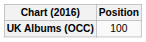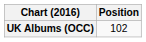(119, 28) 100 -> (119, 28) 102
